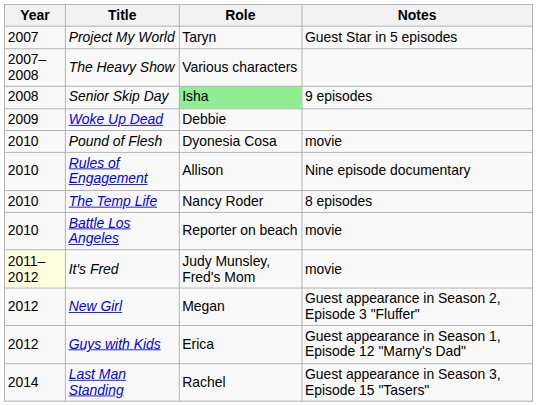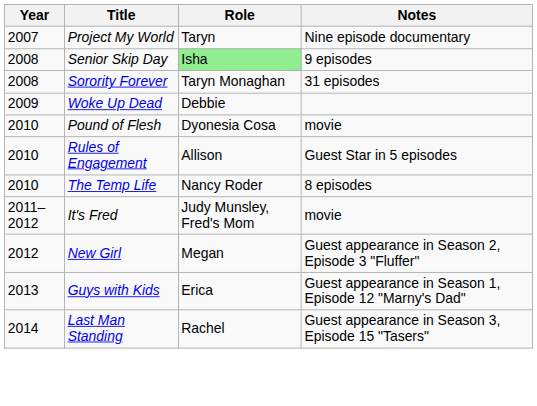(381, 37) Guest Star in 5 episodes -> (387, 37) Nine episode documentary
- row: (122, 67)
+ row: (118, 81)
(388, 171) Nine episode documentary -> (381, 155) Guest Star in 5 episodes
- row: (100, 231)
(26, 269) lightyellow background -> (26, 215) no background
(23, 344) 2012 -> (23, 291) 2013
